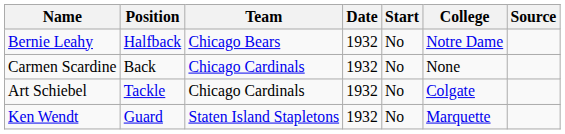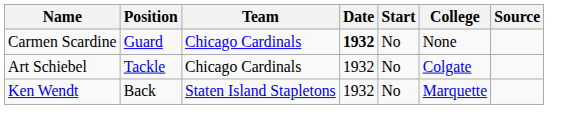- row: (51, 41)
(140, 66) Back -> (143, 41) Guard
(362, 66) normal -> (359, 41) bold
(143, 116) Guard -> (140, 91) Back
